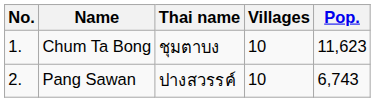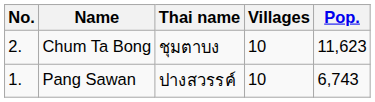(15, 47) 1. -> (15, 47) 2.
(15, 80) 2. -> (15, 80) 1.
